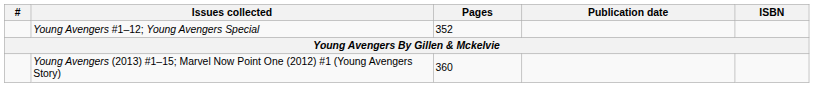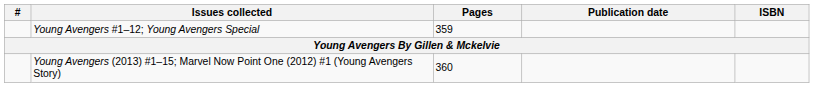(444, 29) 352 -> (444, 29) 359
